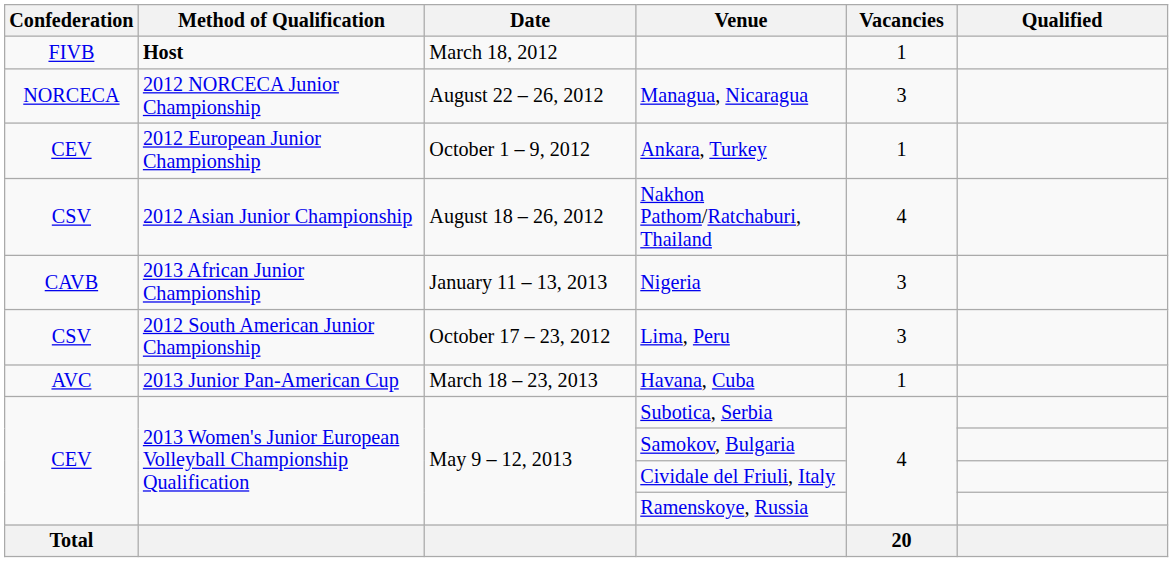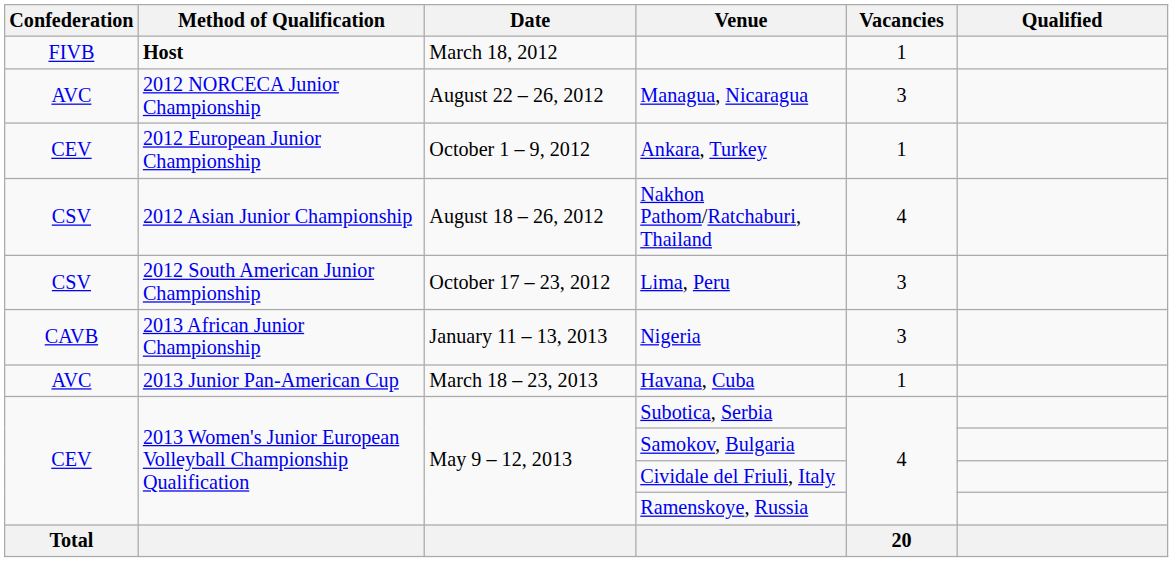(71, 95) NORCECA -> (71, 95) AVC
rows swapped: (259, 337) <-> (224, 282)
